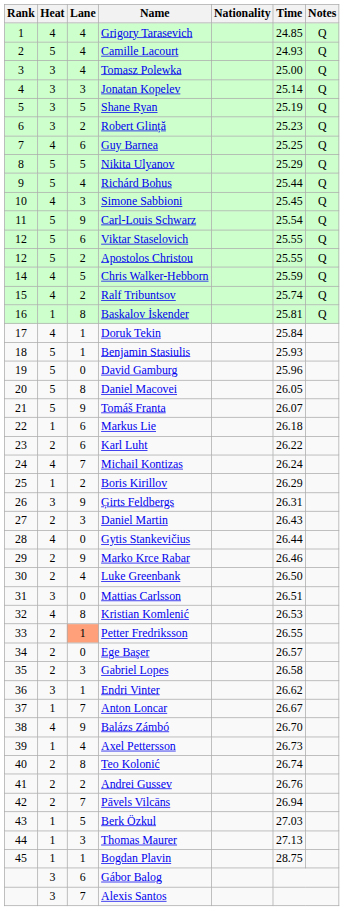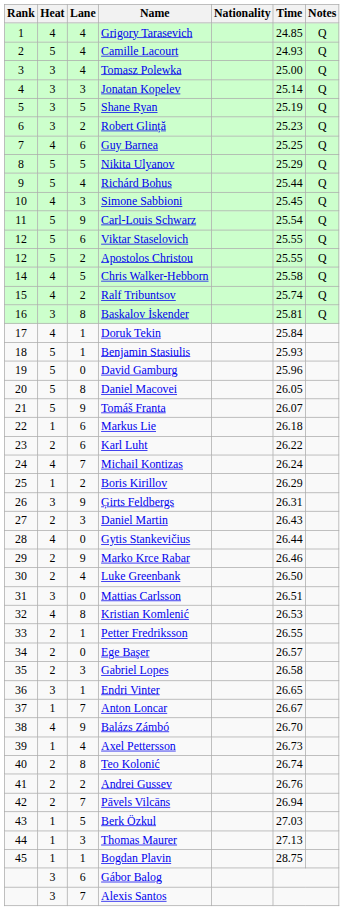(289, 276) 25.59 -> (289, 276) 25.58
(52, 314) 1 -> (52, 314) 3
(83, 633) lightsalmon background -> (83, 633) no background
(289, 689) 26.62 -> (289, 689) 26.65
